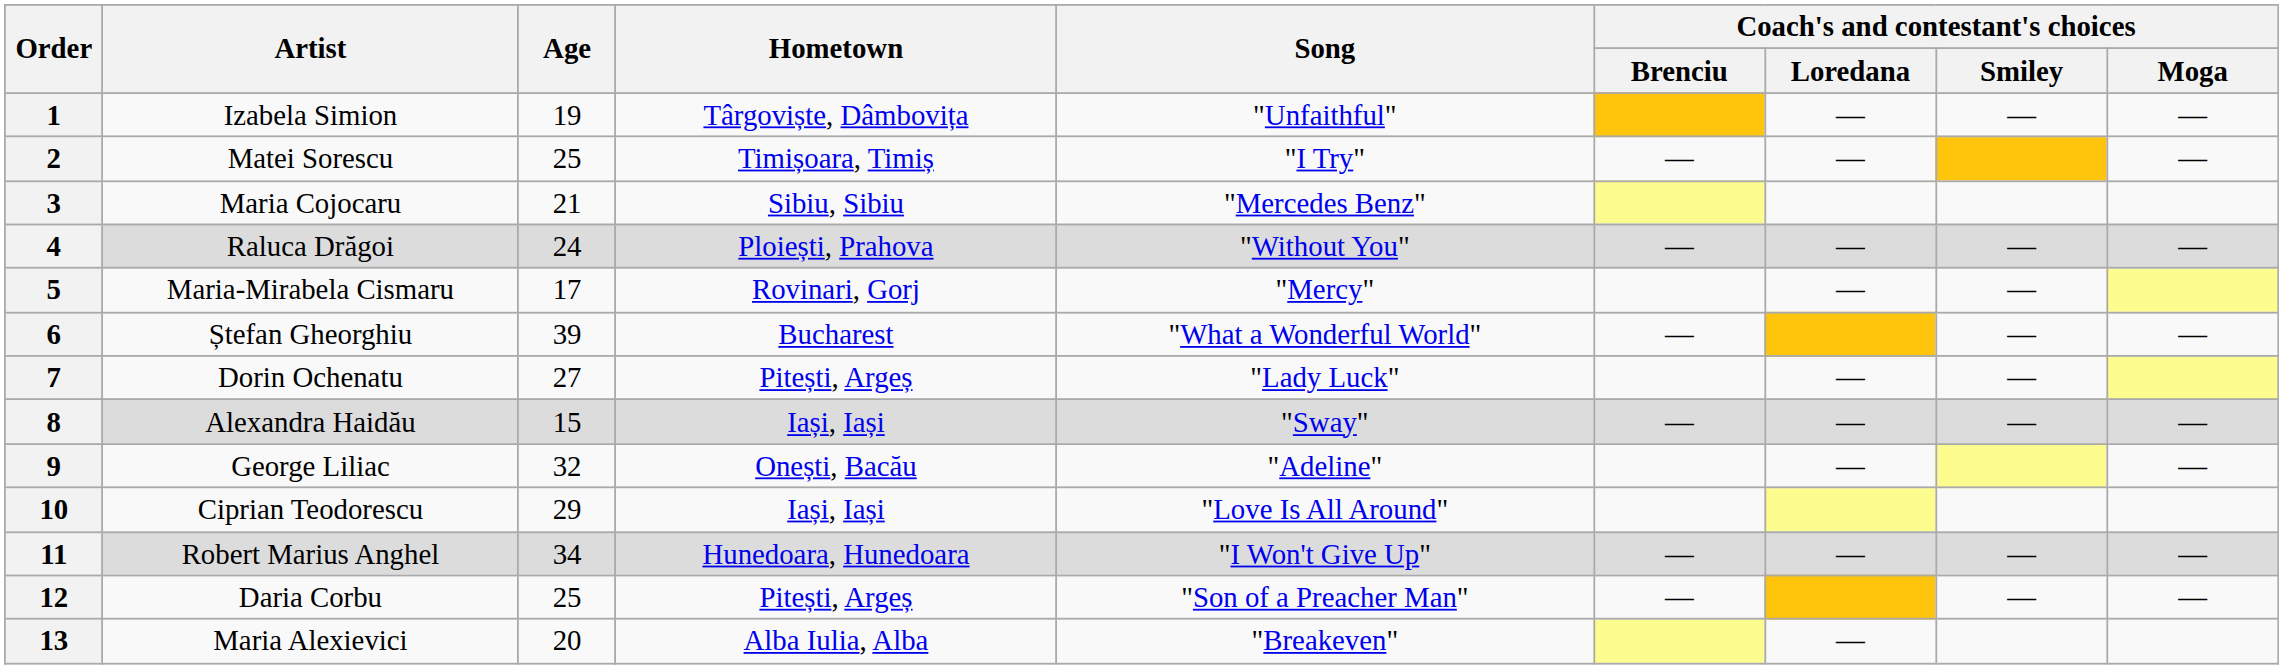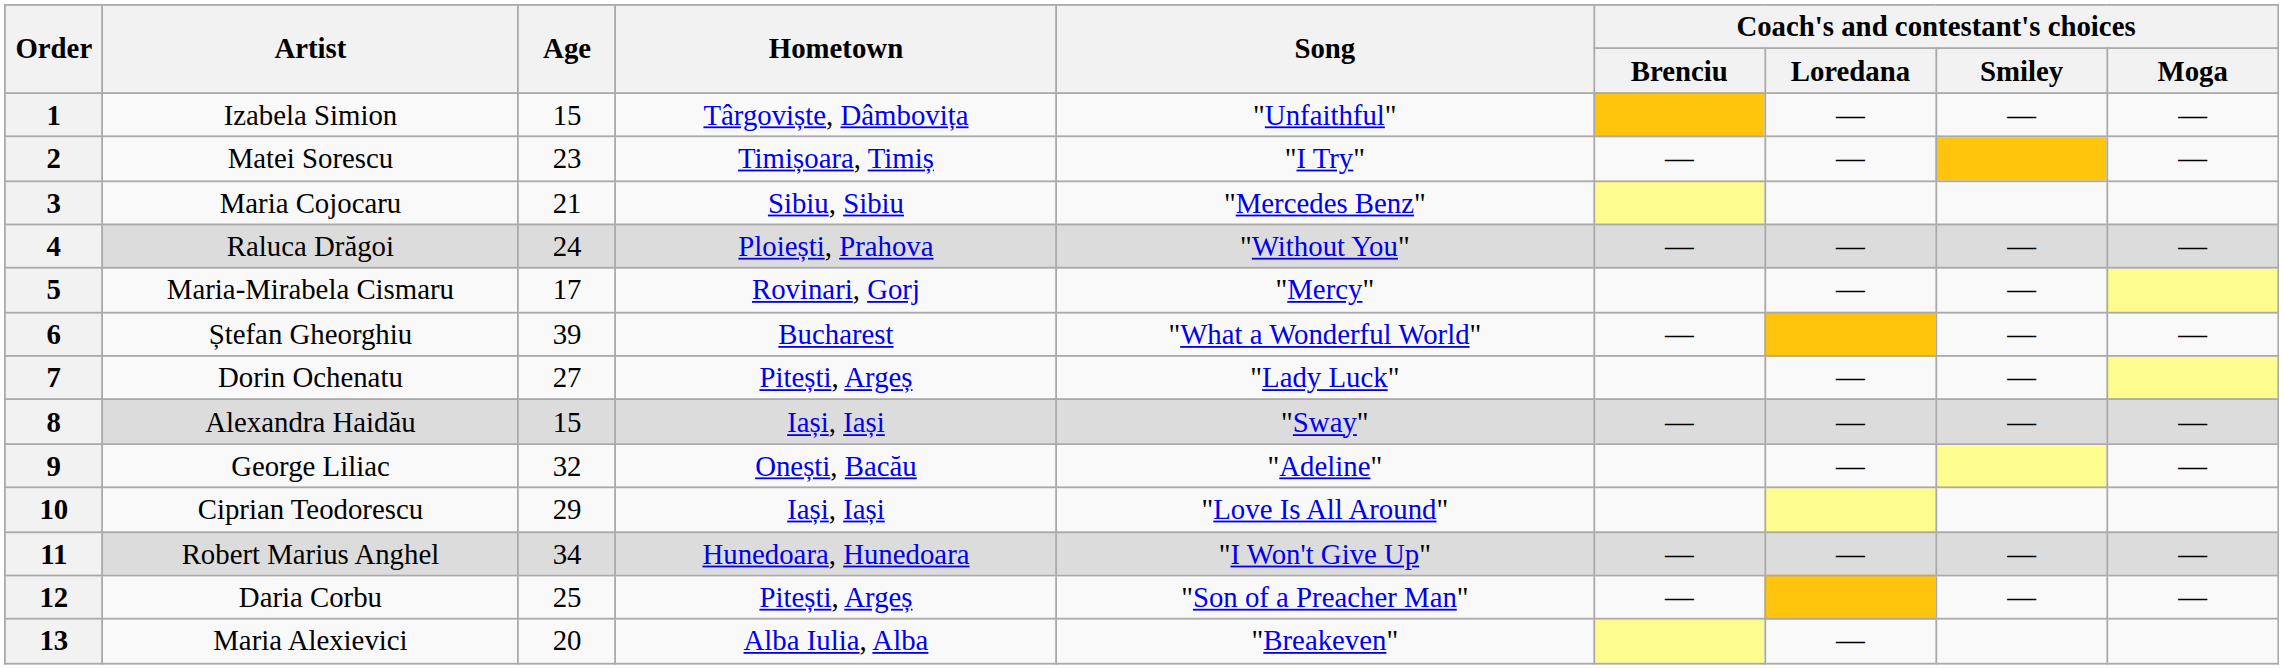(567, 115) 19 -> (567, 115) 15
(567, 158) 25 -> (567, 158) 23
